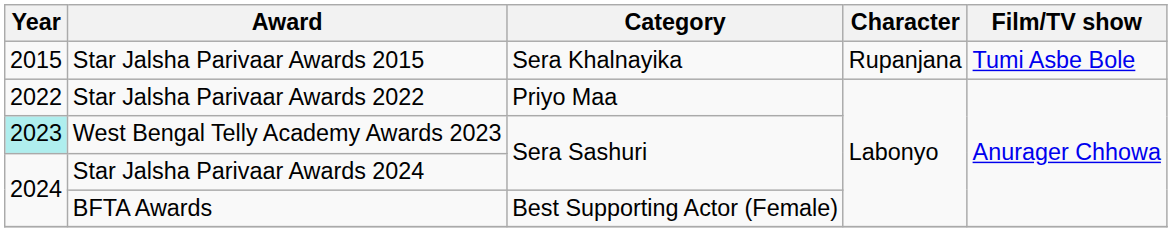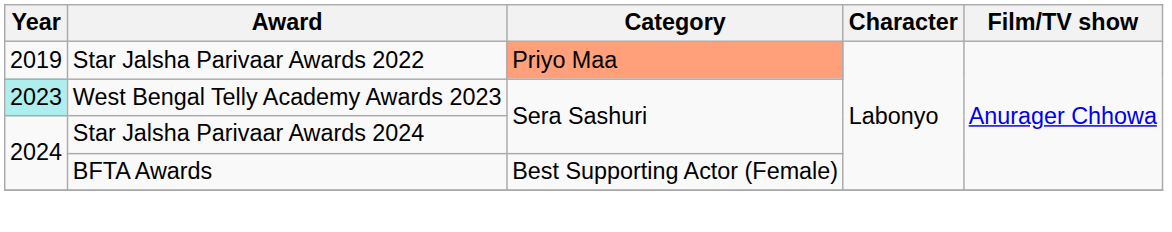- row: (249, 60)
(36, 97) 2022 -> (36, 60) 2019
(565, 97) no background -> (565, 60) lightsalmon background
